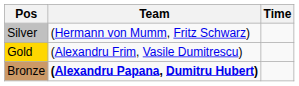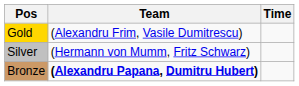rows swapped: (20, 52) <-> (22, 33)
